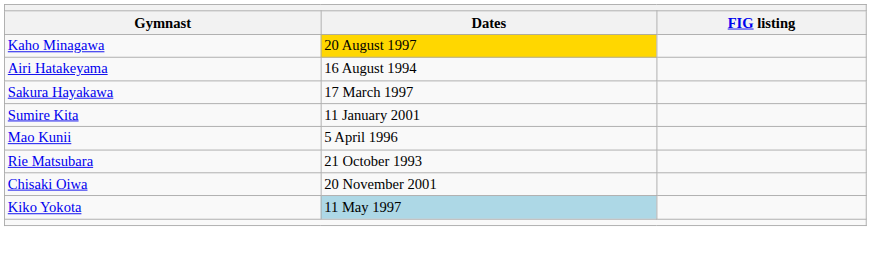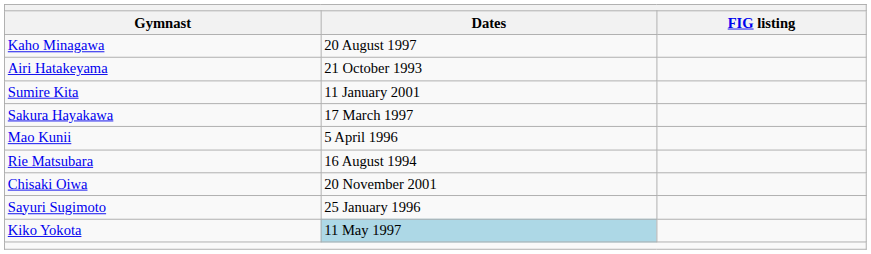(370, 45) gold background -> (370, 45) no background
(370, 68) 16 August 1994 -> (373, 68) 21 October 1993
rows swapped: (61, 92) <-> (43, 115)
(373, 161) 21 October 1993 -> (370, 161) 16 August 1994
+ row: (57, 207)
